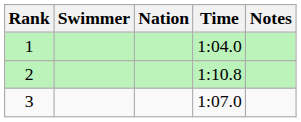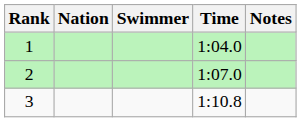columns swapped: (94, 18) <-> (164, 18)
(219, 74) 1:10.8 -> (219, 74) 1:07.0
(219, 102) 1:07.0 -> (219, 102) 1:10.8
